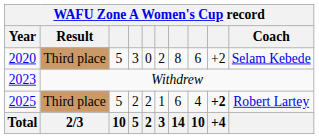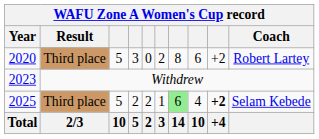(271, 58) Selam Kebede -> (271, 58) Robert Lartey
(178, 101) no background -> (178, 101) lightgreen background
(271, 101) Robert Lartey -> (271, 101) Selam Kebede
